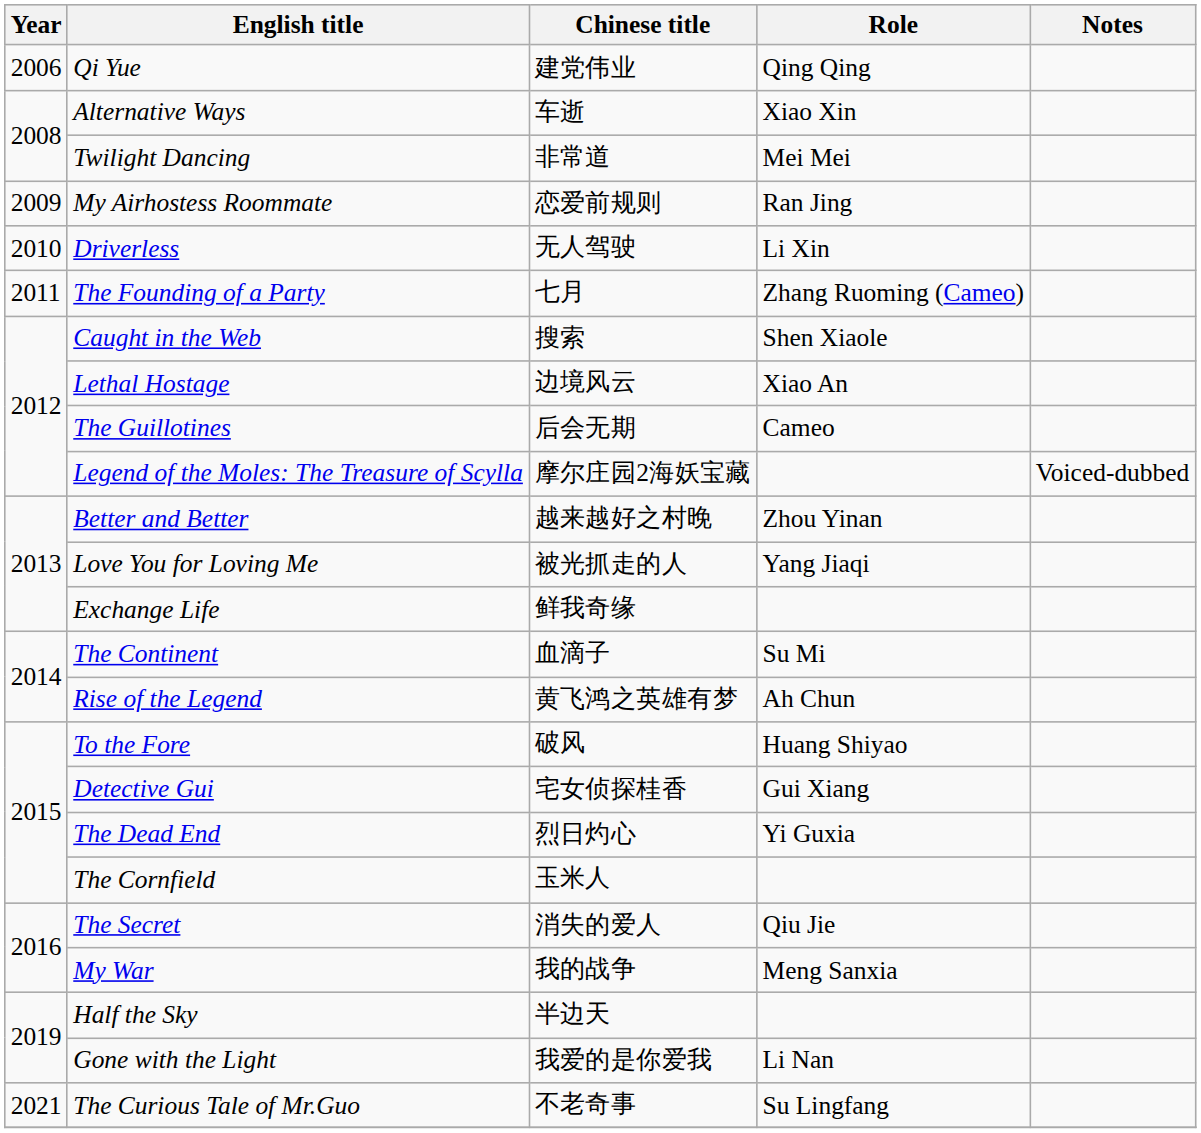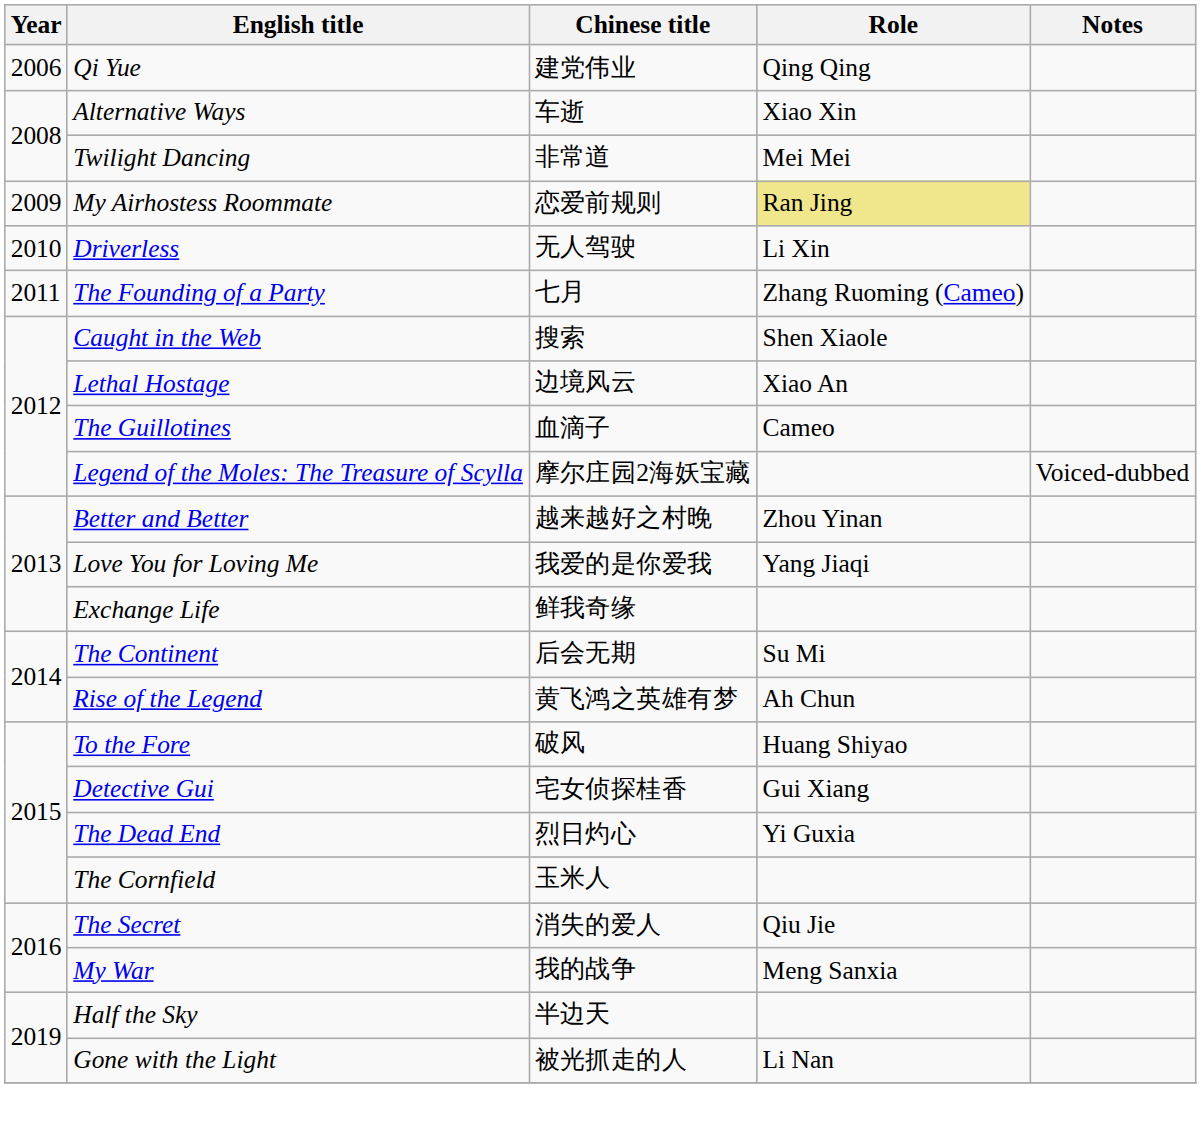(807, 202) no background -> (807, 202) khaki background
(585, 427) 后会无期 -> (573, 427) 血滴子
(611, 562) 被光抓走的人 -> (624, 562) 我爱的是你爱我
(573, 653) 血滴子 -> (585, 653) 后会无期
(624, 1059) 我爱的是你爱我 -> (611, 1059) 被光抓走的人
- row: (217, 1105)
